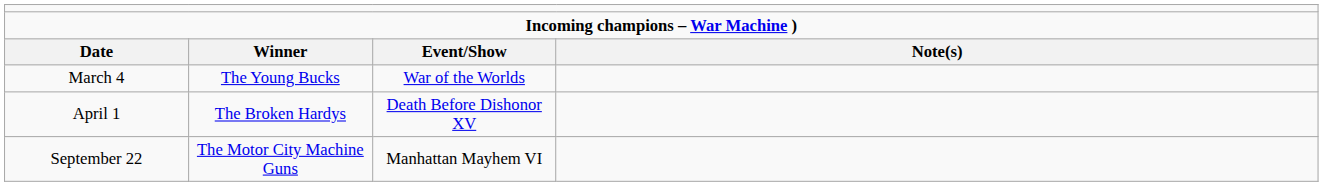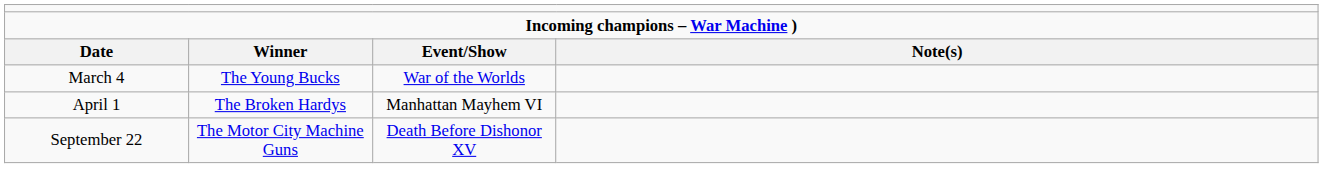(464, 113) Death Before Dishonor XV -> (464, 104) Manhattan Mayhem VI
(464, 159) Manhattan Mayhem VI -> (464, 140) Death Before Dishonor XV
